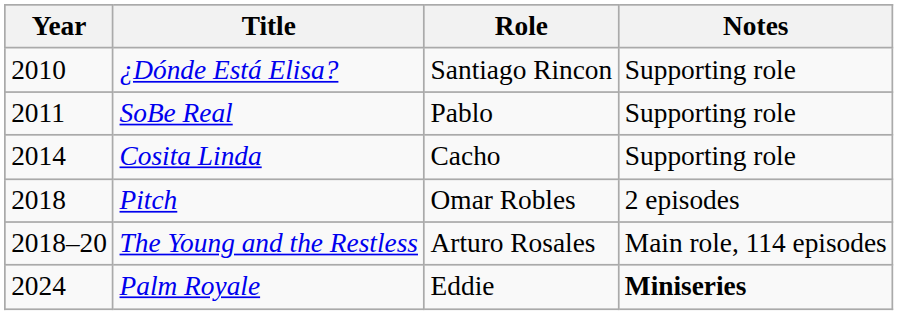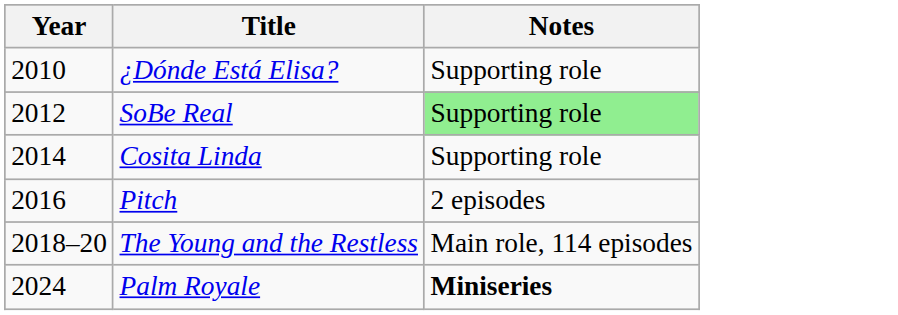- column: (521, 26)
(38, 112) 2011 -> (39, 112) 2012
(710, 112) no background -> (516, 112) lightgreen background
(39, 199) 2018 -> (39, 199) 2016
